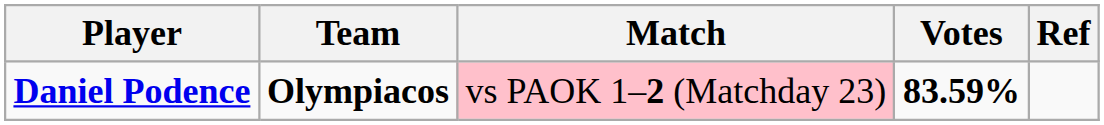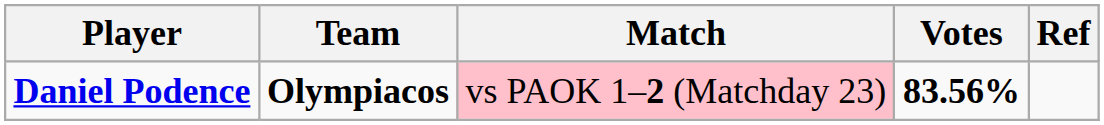(961, 90) 83.59% -> (961, 90) 83.56%
